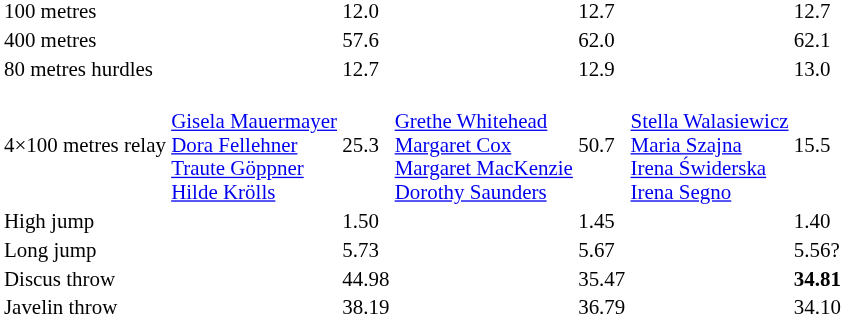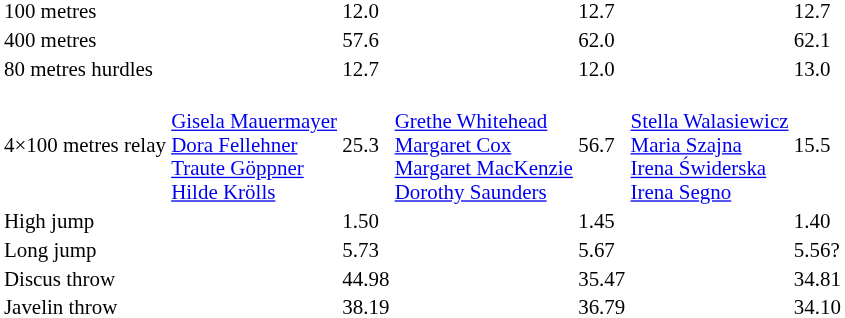(597, 69) 12.9 -> (597, 69) 12.0
(597, 145) 50.7 -> (597, 145) 56.7
(817, 278) bold -> (817, 278) normal
